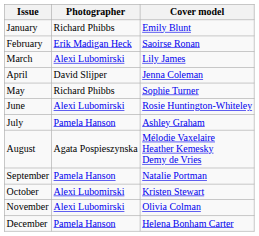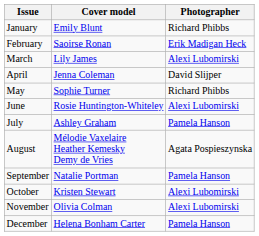columns swapped: (197, 12) <-> (96, 12)
